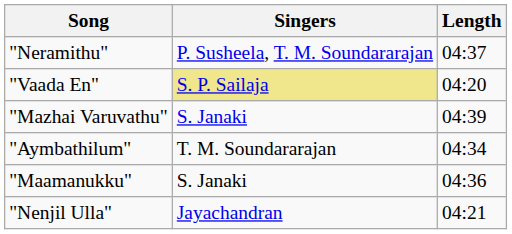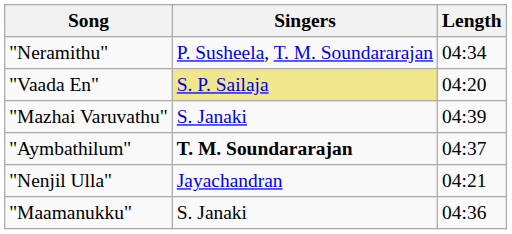(464, 52) 04:37 -> (464, 52) 04:34
(256, 149) normal -> (265, 149) bold
(464, 149) 04:34 -> (464, 149) 04:37
rows swapped: (61, 213) <-> (71, 181)
